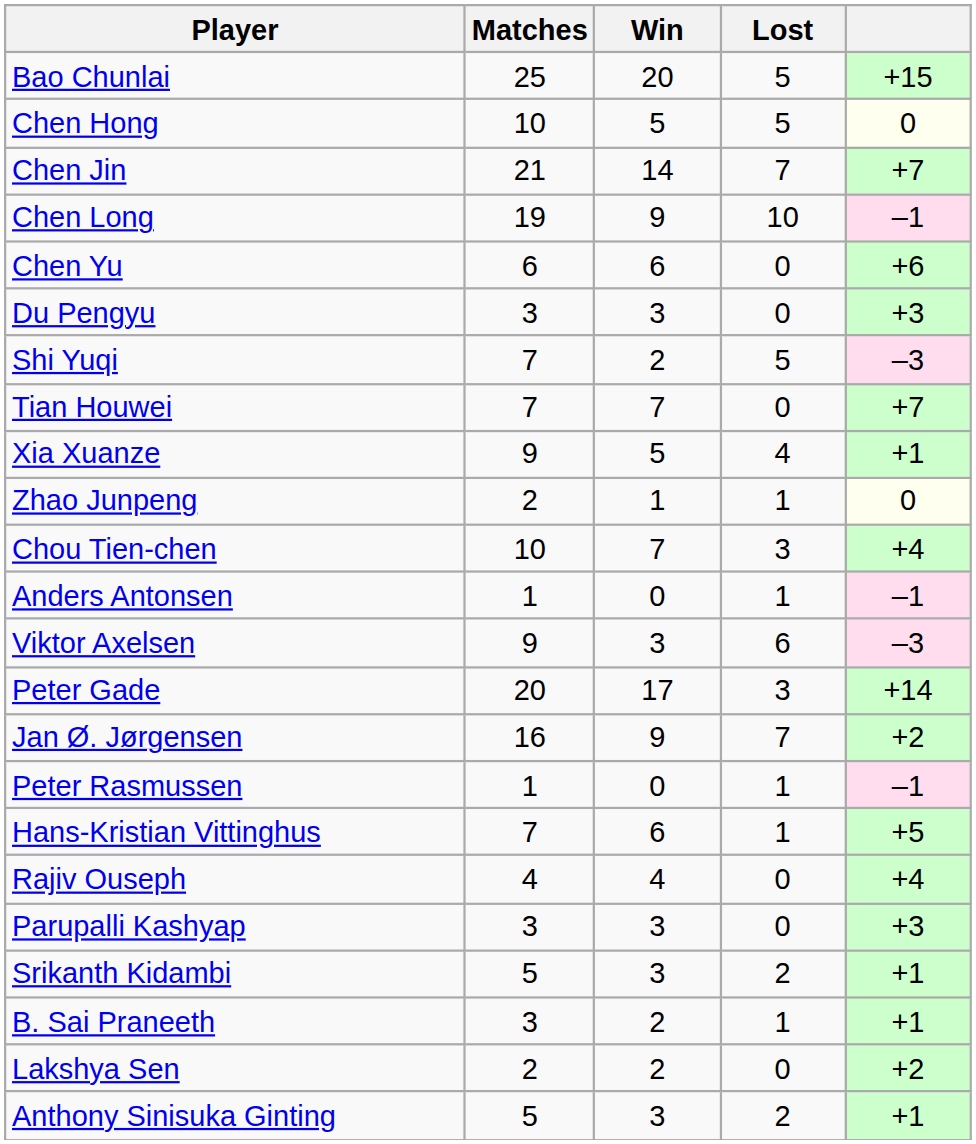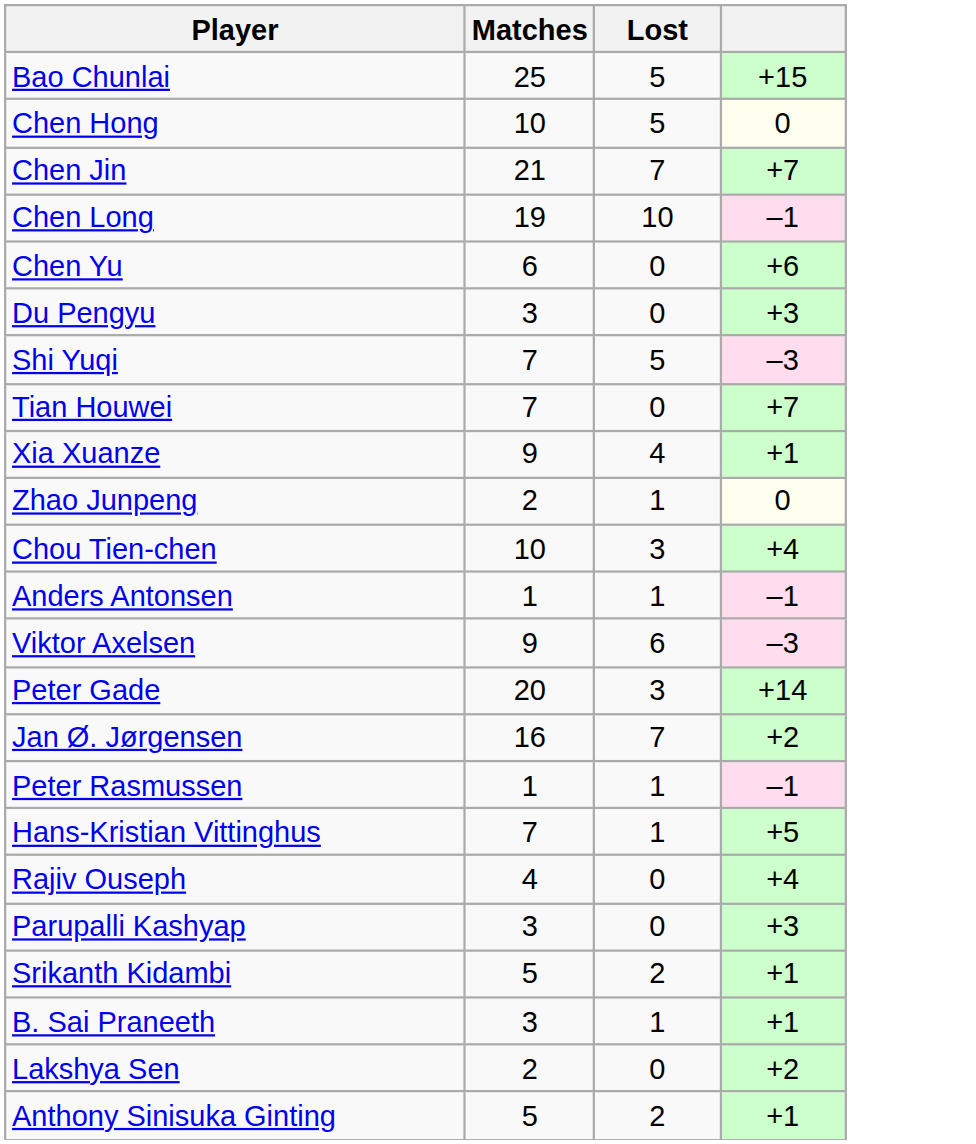- column: (657, 29)
